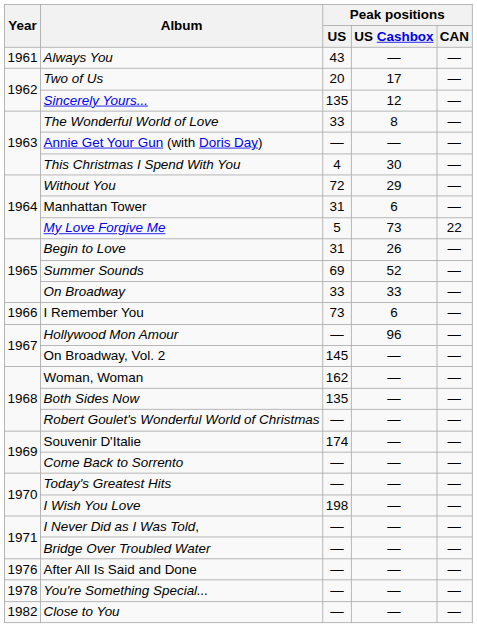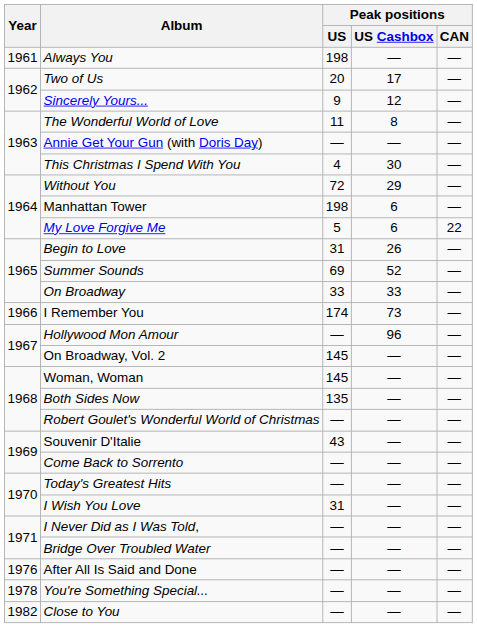(337, 57) 43 -> (337, 57) 198
(337, 100) 135 -> (337, 100) 9
(337, 121) 33 -> (337, 121) 11
(337, 206) 31 -> (337, 206) 198
(394, 228) 73 -> (394, 228) 6
(337, 313) 73 -> (337, 313) 174
(394, 313) 6 -> (394, 313) 73
(337, 377) 162 -> (337, 377) 145
(337, 441) 174 -> (337, 441) 43
(337, 505) 198 -> (337, 505) 31
